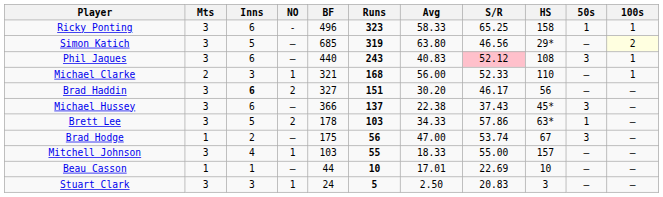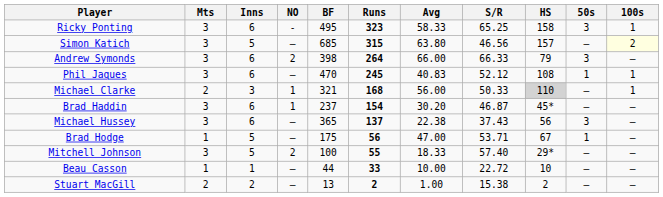(328, 28) 496 -> (328, 28) 495
(586, 28) 1 -> (586, 28) 3
(374, 44) 319 -> (374, 44) 315
(545, 44) 29* -> (545, 44) 157
+ row: (95, 59)
(328, 59) 440 -> (328, 75) 470
(374, 59) 243 -> (374, 75) 245
(494, 59) pink background -> (494, 75) no background
(586, 59) 3 -> (586, 75) 1
(494, 75) 52.33 -> (494, 91) 50.33
(545, 75) no background -> (545, 91) lightgrey background
(252, 91) bold -> (252, 106) normal
(293, 91) 2 -> (293, 106) 1
(328, 91) 327 -> (328, 106) 237
(374, 91) 151 -> (374, 106) 154
(494, 91) 46.17 -> (494, 106) 46.87
(545, 91) 56 -> (545, 106) 45*
(328, 106) 366 -> (328, 122) 365
(545, 106) 45* -> (545, 122) 56
- row: (95, 122)
(252, 138) 2 -> (252, 138) 5
(494, 138) 53.74 -> (494, 138) 53.71
(586, 138) 3 -> (586, 138) 1
(252, 153) 4 -> (252, 153) 5
(293, 153) 1 -> (293, 153) 2
(328, 153) 103 -> (328, 153) 100
(494, 153) 55.00 -> (494, 153) 57.40
(545, 153) 157 -> (545, 153) 29*
(374, 169) 10 -> (374, 169) 33
(431, 169) 17.01 -> (431, 169) 10.00
(494, 169) 22.69 -> (494, 169) 22.72
- row: (95, 185)
+ row: (95, 185)
